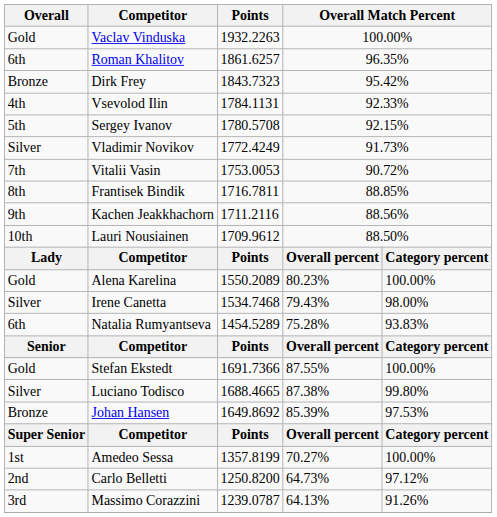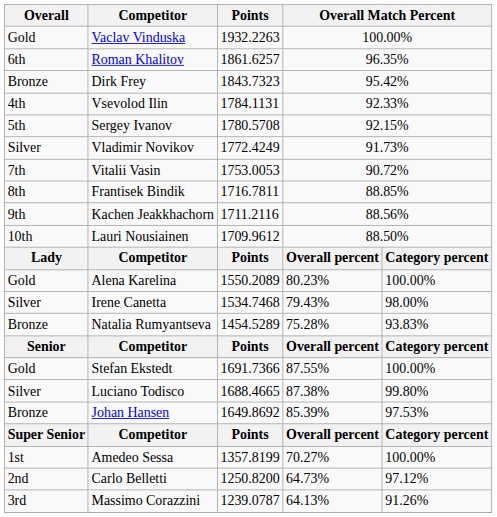(17, 324) 6th -> (28, 324) Bronze
